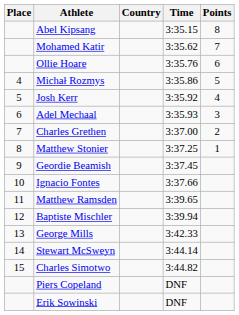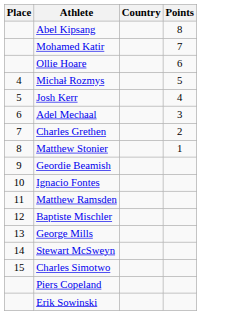- column: (182, 13)
